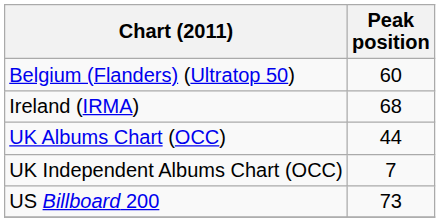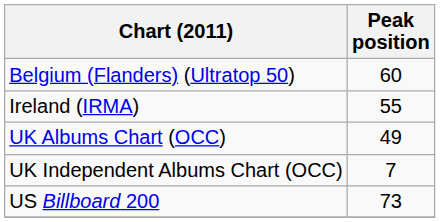(391, 106) 68 -> (391, 106) 55
(391, 138) 44 -> (391, 138) 49
